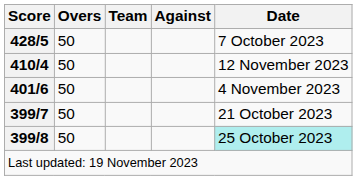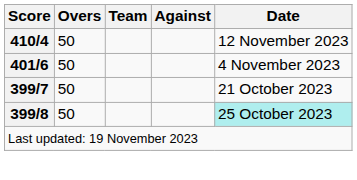- row: (29, 41)
